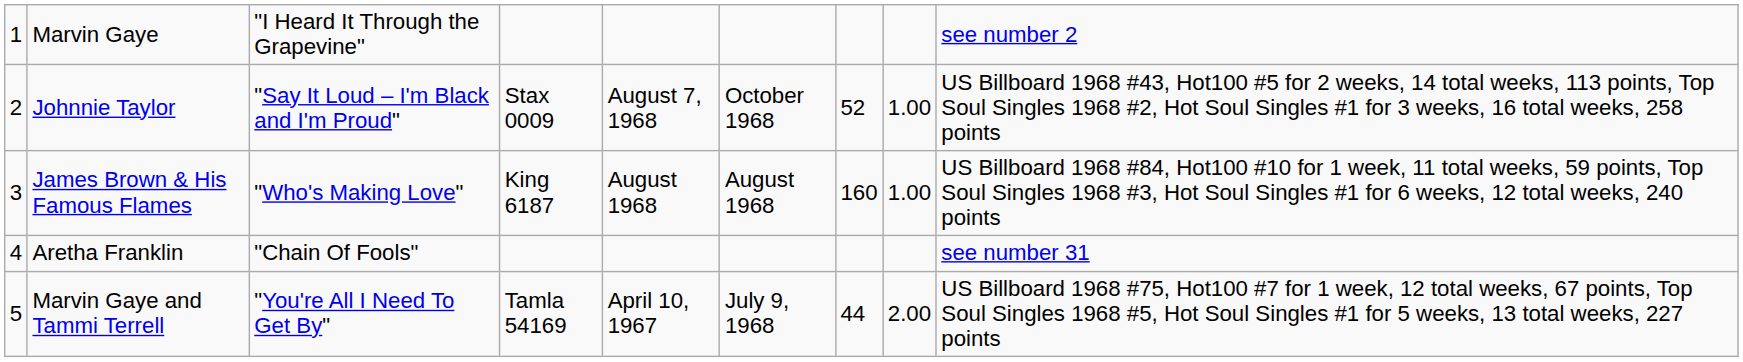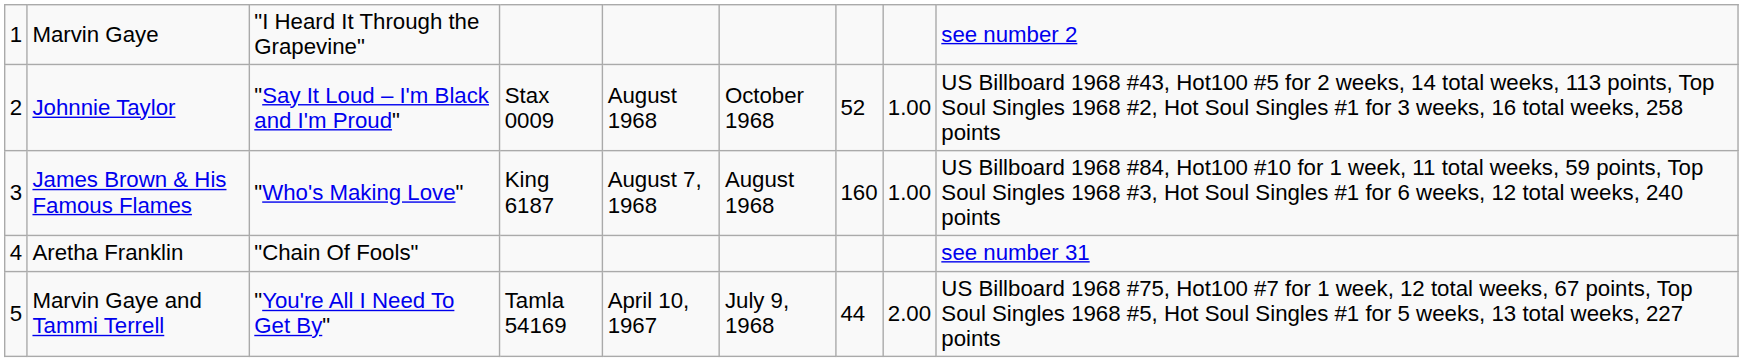(655, 107) August 7, 1968 -> (642, 107) August 1968
(642, 192) August 1968 -> (655, 192) August 7, 1968
